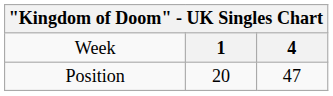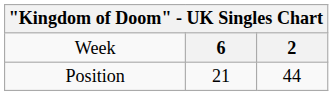(221, 47) 1 -> (221, 47) 6
(292, 47) 4 -> (292, 47) 2
(221, 76) 20 -> (221, 76) 21
(292, 76) 47 -> (292, 76) 44
